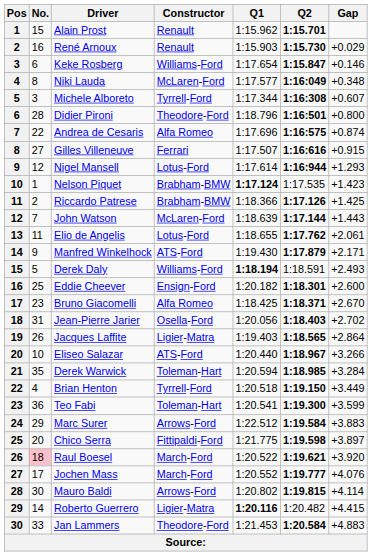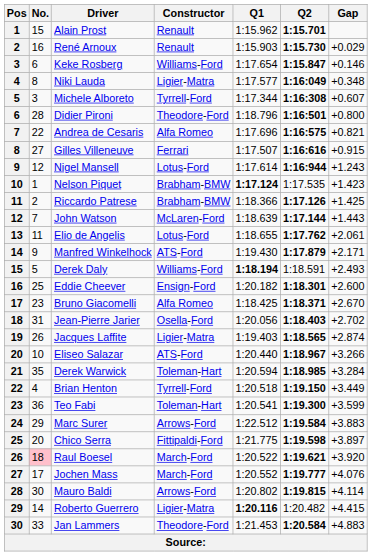(191, 81) McLaren-Ford -> (186, 81) Ligier-Matra
(348, 133) +0.874 -> (348, 133) +0.821
(348, 167) +1.293 -> (348, 167) +1.243
(348, 338) +2.864 -> (348, 338) +2.874
